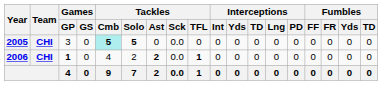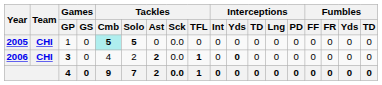(68, 42) 3 -> (68, 42) 1
(68, 57) 1 -> (68, 57) 3
(237, 57) normal -> (237, 57) bold
